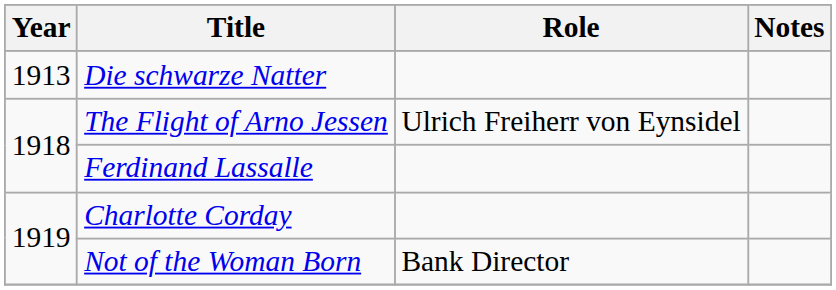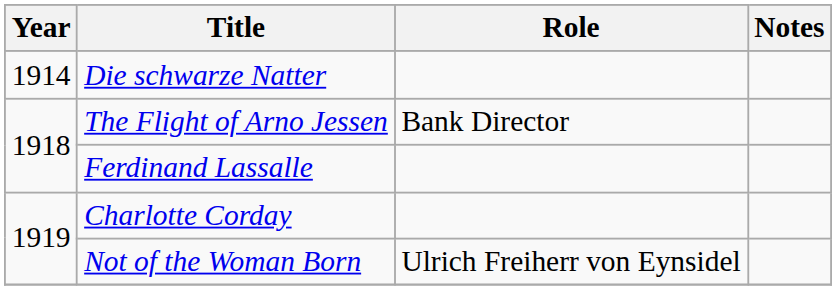(41, 74) 1913 -> (41, 74) 1914
(571, 121) Ulrich Freiherr von Eynsidel -> (485, 121) Bank Director
(485, 261) Bank Director -> (571, 261) Ulrich Freiherr von Eynsidel
